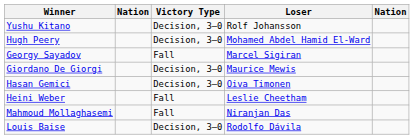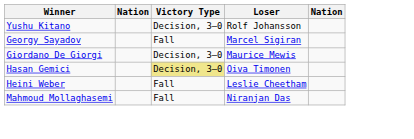- row: (33, 40)
(188, 84) no background -> (188, 69) khaki background
- row: (36, 127)
